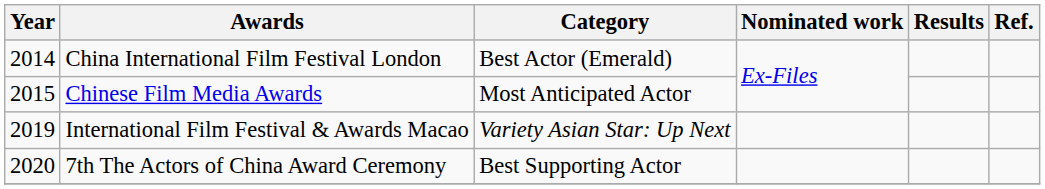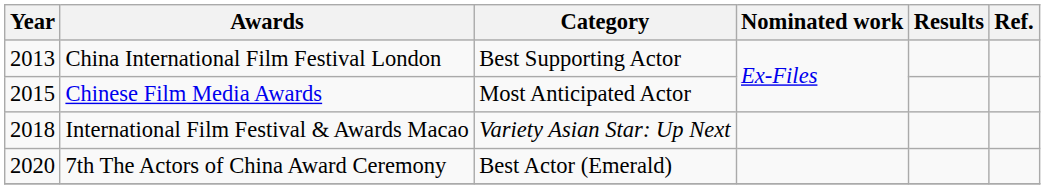(32, 58) 2014 -> (32, 58) 2013
(576, 58) Best Actor (Emerald) -> (580, 58) Best Supporting Actor
(32, 129) 2019 -> (32, 129) 2018
(580, 165) Best Supporting Actor -> (576, 165) Best Actor (Emerald)
